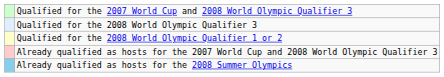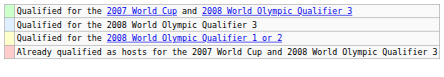- row: (154, 65)
